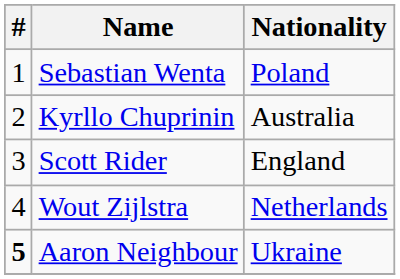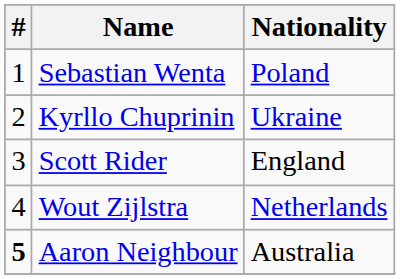(303, 116) Australia -> (296, 116) Ukraine
(296, 251) Ukraine -> (303, 251) Australia
